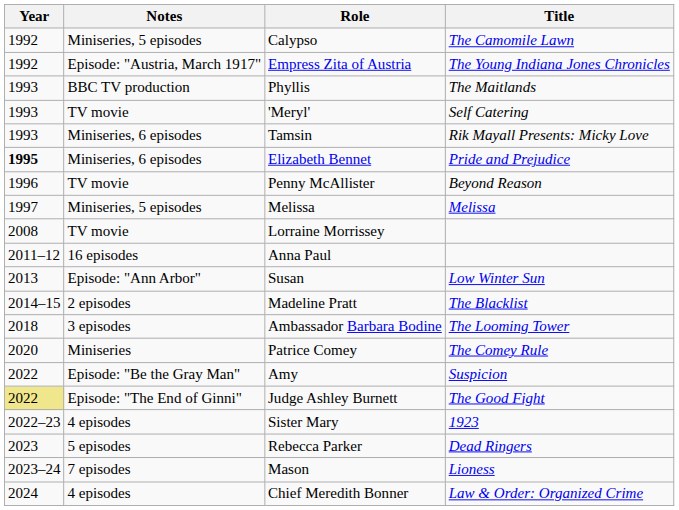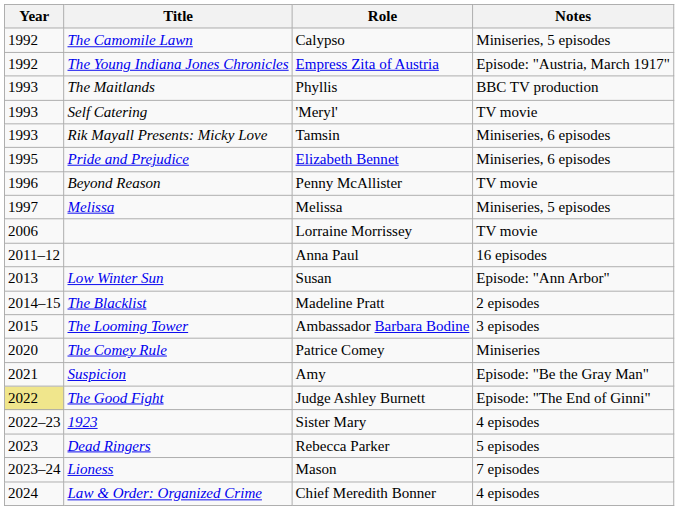columns swapped: (559, 16) <-> (164, 16)
(23, 159) bold -> (23, 159) normal
(23, 231) 2008 -> (23, 231) 2006
(23, 326) 2018 -> (23, 326) 2015
(23, 374) 2022 -> (23, 374) 2021
